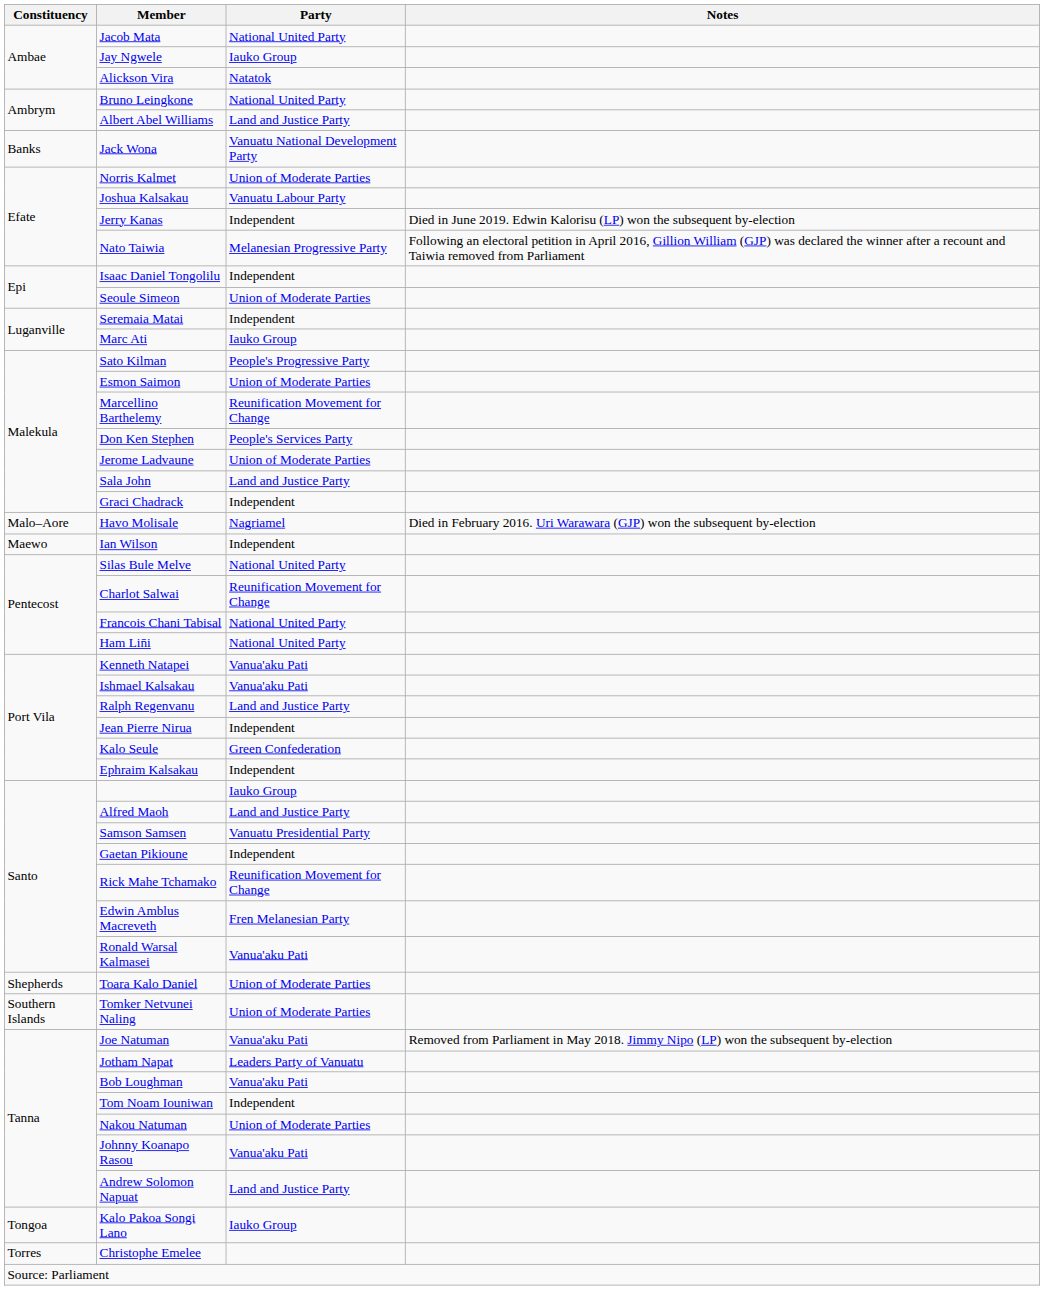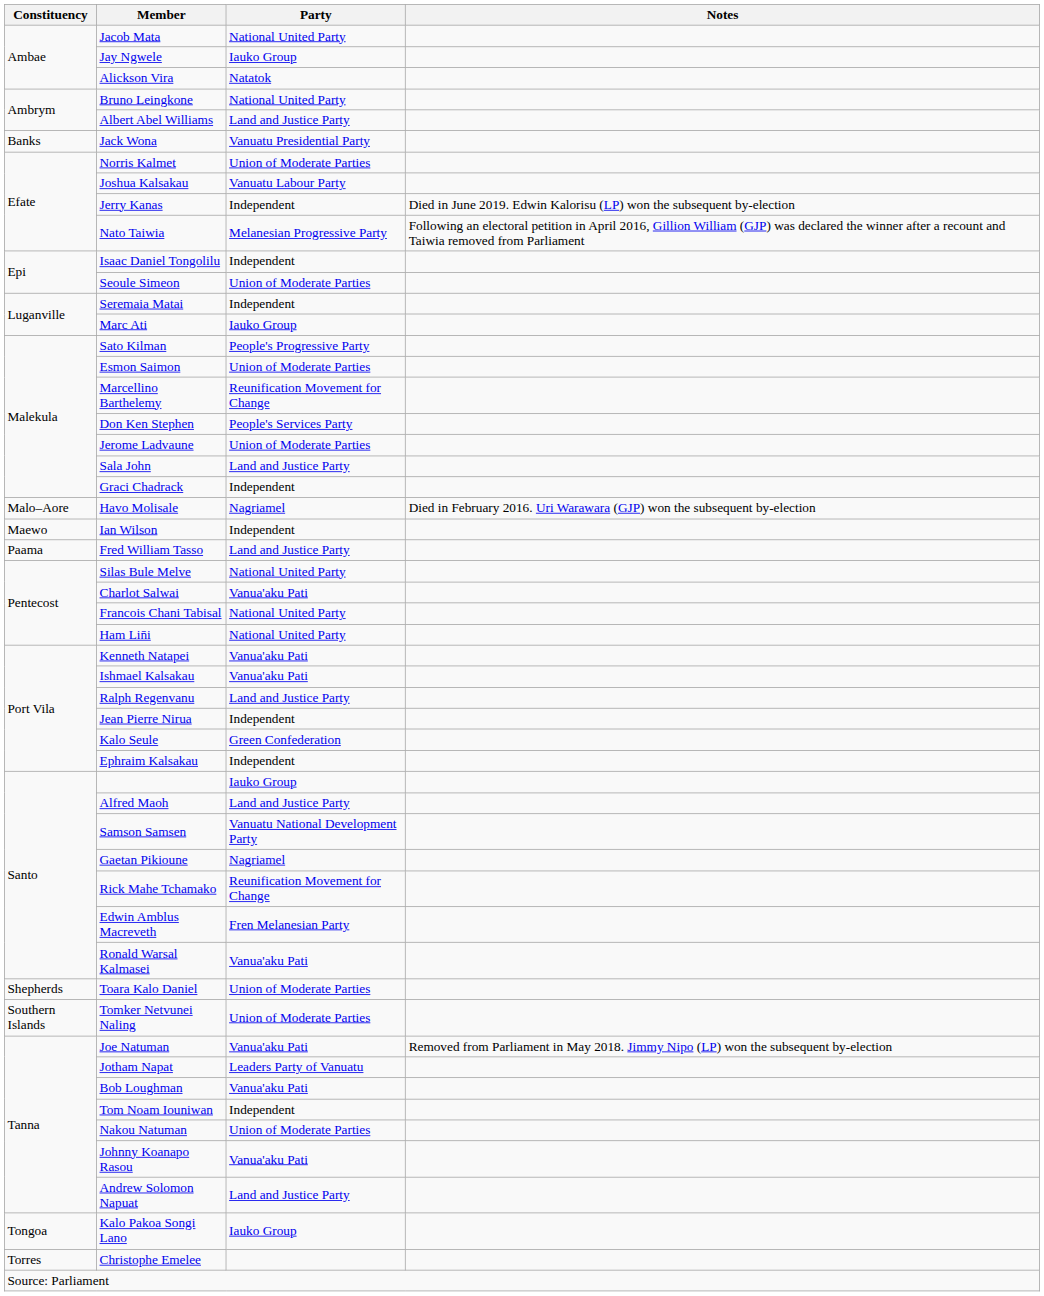(313, 148) Vanuatu National Development Party -> (300, 141) Vanuatu Presidential Party
+ row: (151, 550)
(305, 593) Reunification Movement for Change -> (268, 592) Vanua'aku Pati
(300, 832) Vanuatu Presidential Party -> (313, 831) Vanuatu National Development Party
(262, 854) Independent -> (257, 860) Nagriamel
